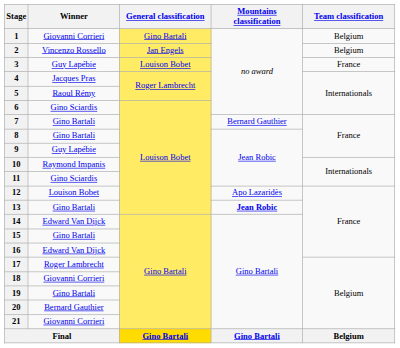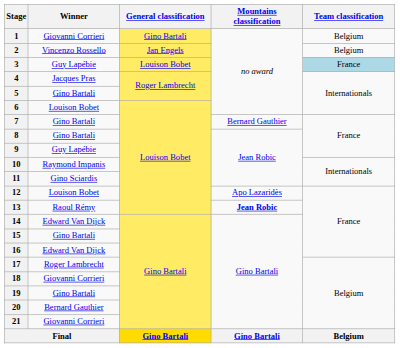(349, 65) no background -> (349, 65) lightblue background
(74, 93) Raoul Rémy -> (74, 93) Gino Bartali
(74, 107) Gino Sciardis -> (74, 107) Louison Bobet
(74, 207) Gino Bartali -> (74, 207) Raoul Rémy
